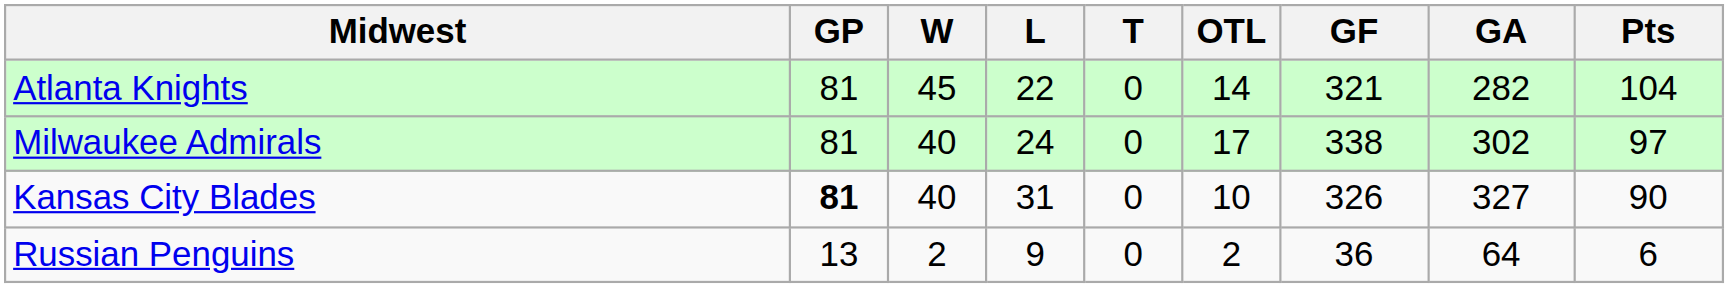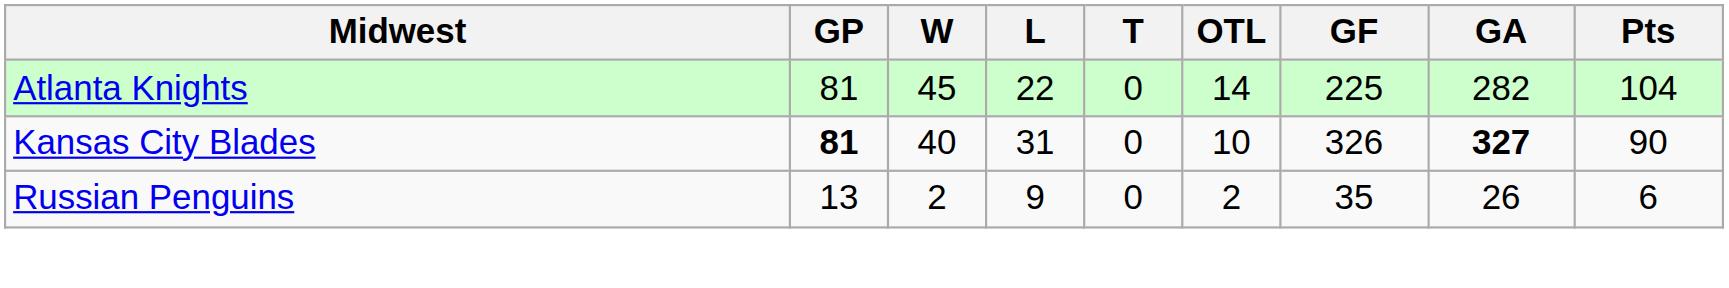(1354, 87) 321 -> (1354, 87) 225
- row: (167, 142)
(1501, 198) normal -> (1501, 142) bold
(1354, 253) 36 -> (1354, 198) 35
(1501, 253) 64 -> (1501, 198) 26
